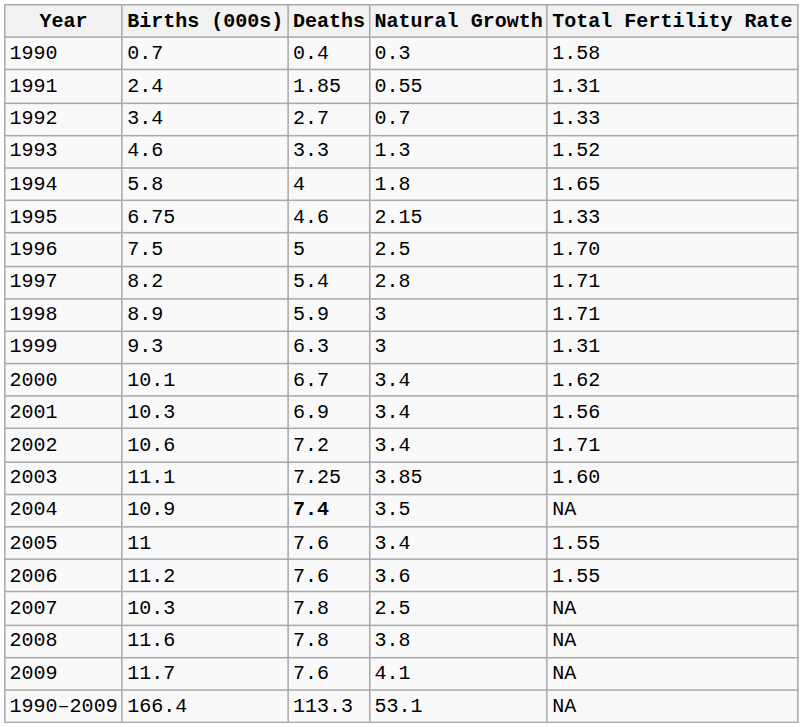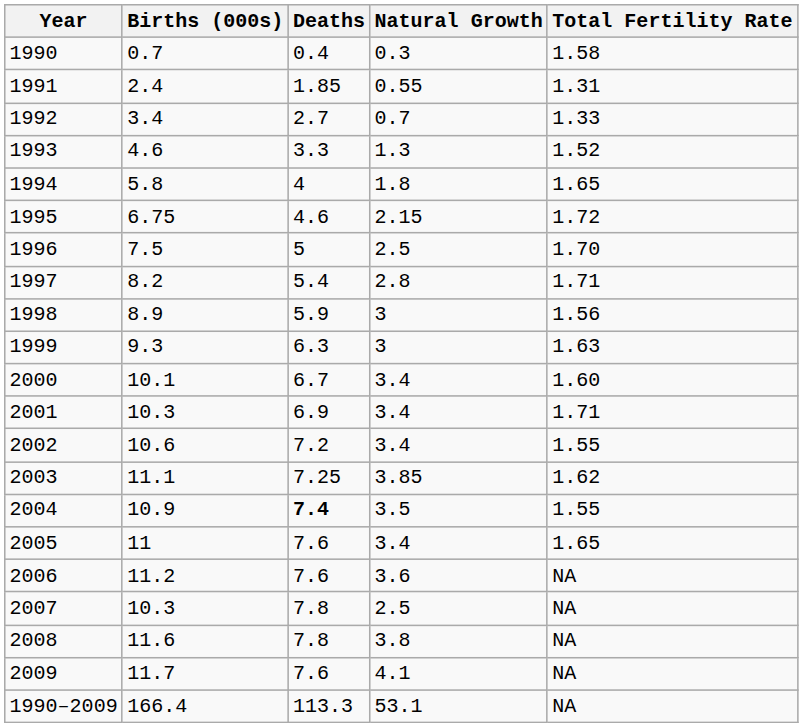(576, 217) 1.33 -> (576, 217) 1.72
(576, 315) 1.71 -> (576, 315) 1.56
(576, 347) 1.31 -> (576, 347) 1.63
(576, 380) 1.62 -> (576, 380) 1.60
(576, 413) 1.56 -> (576, 413) 1.71
(576, 445) 1.71 -> (576, 445) 1.55
(576, 478) 1.60 -> (576, 478) 1.62
(564, 511) NA -> (576, 511) 1.55
(576, 543) 1.55 -> (576, 543) 1.65
(576, 576) 1.55 -> (564, 576) NA
